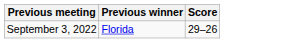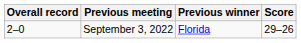+ column: (43, 12)
